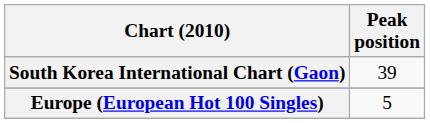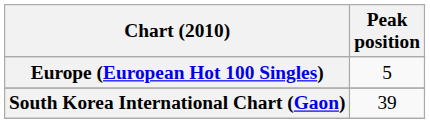rows swapped: (177, 103) <-> (177, 72)
